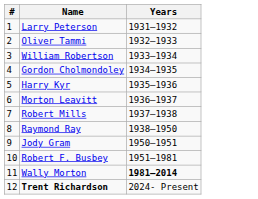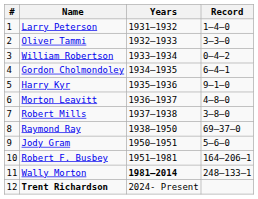+ column: (227, 12)
